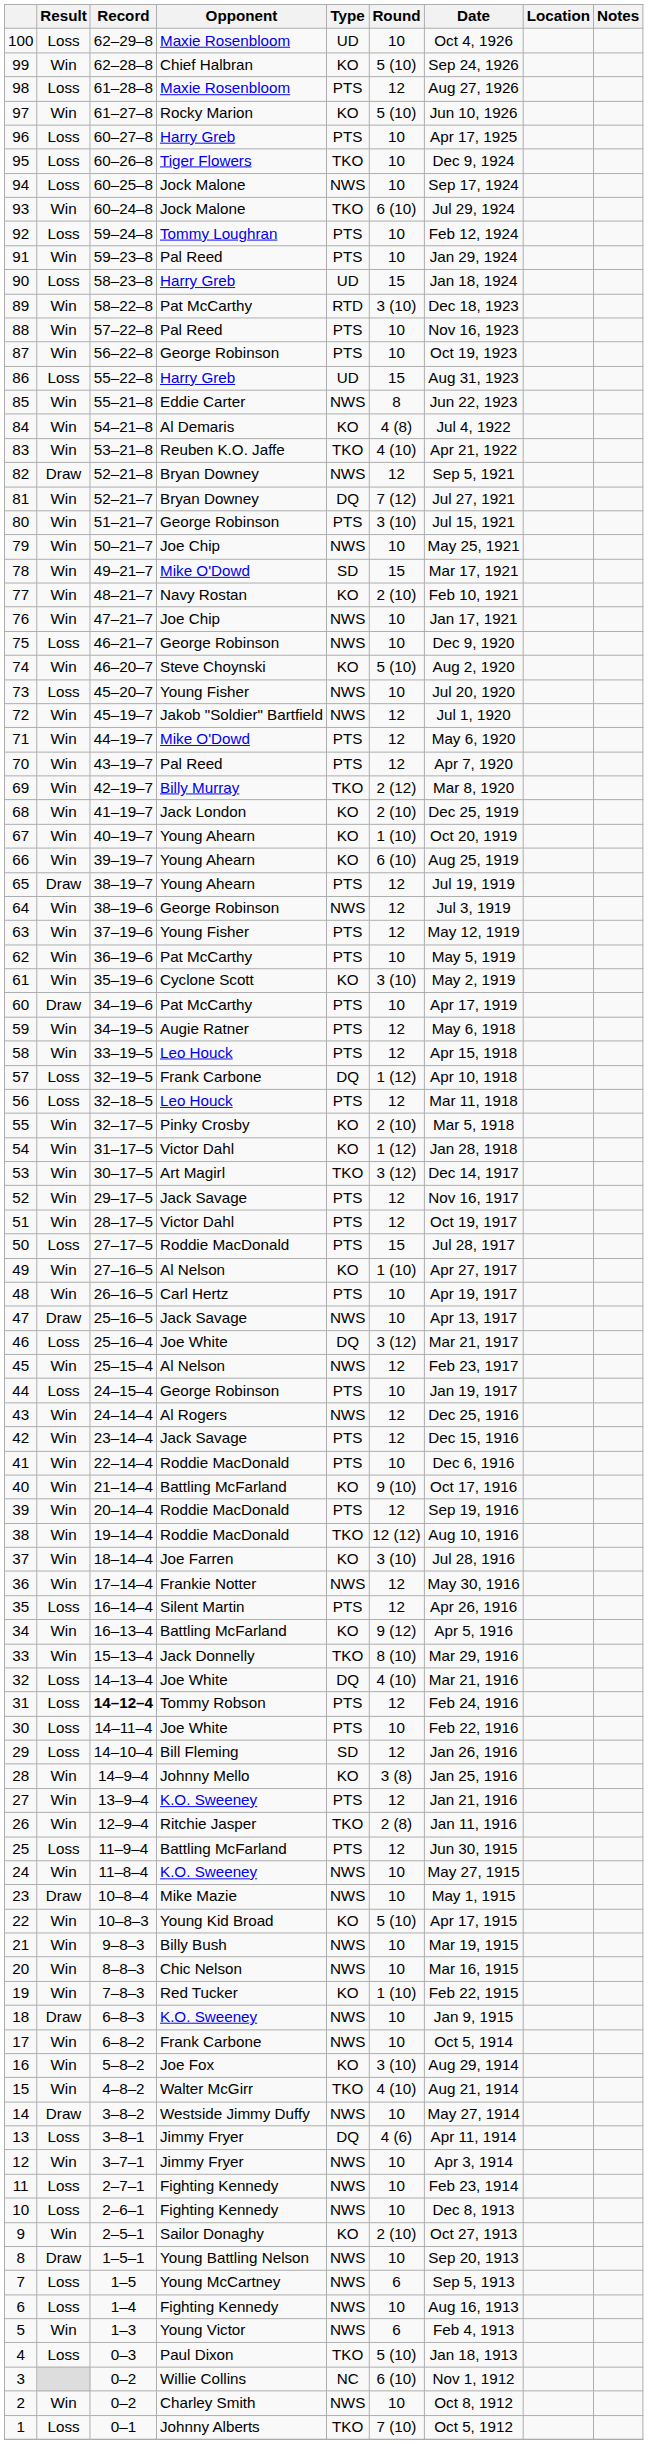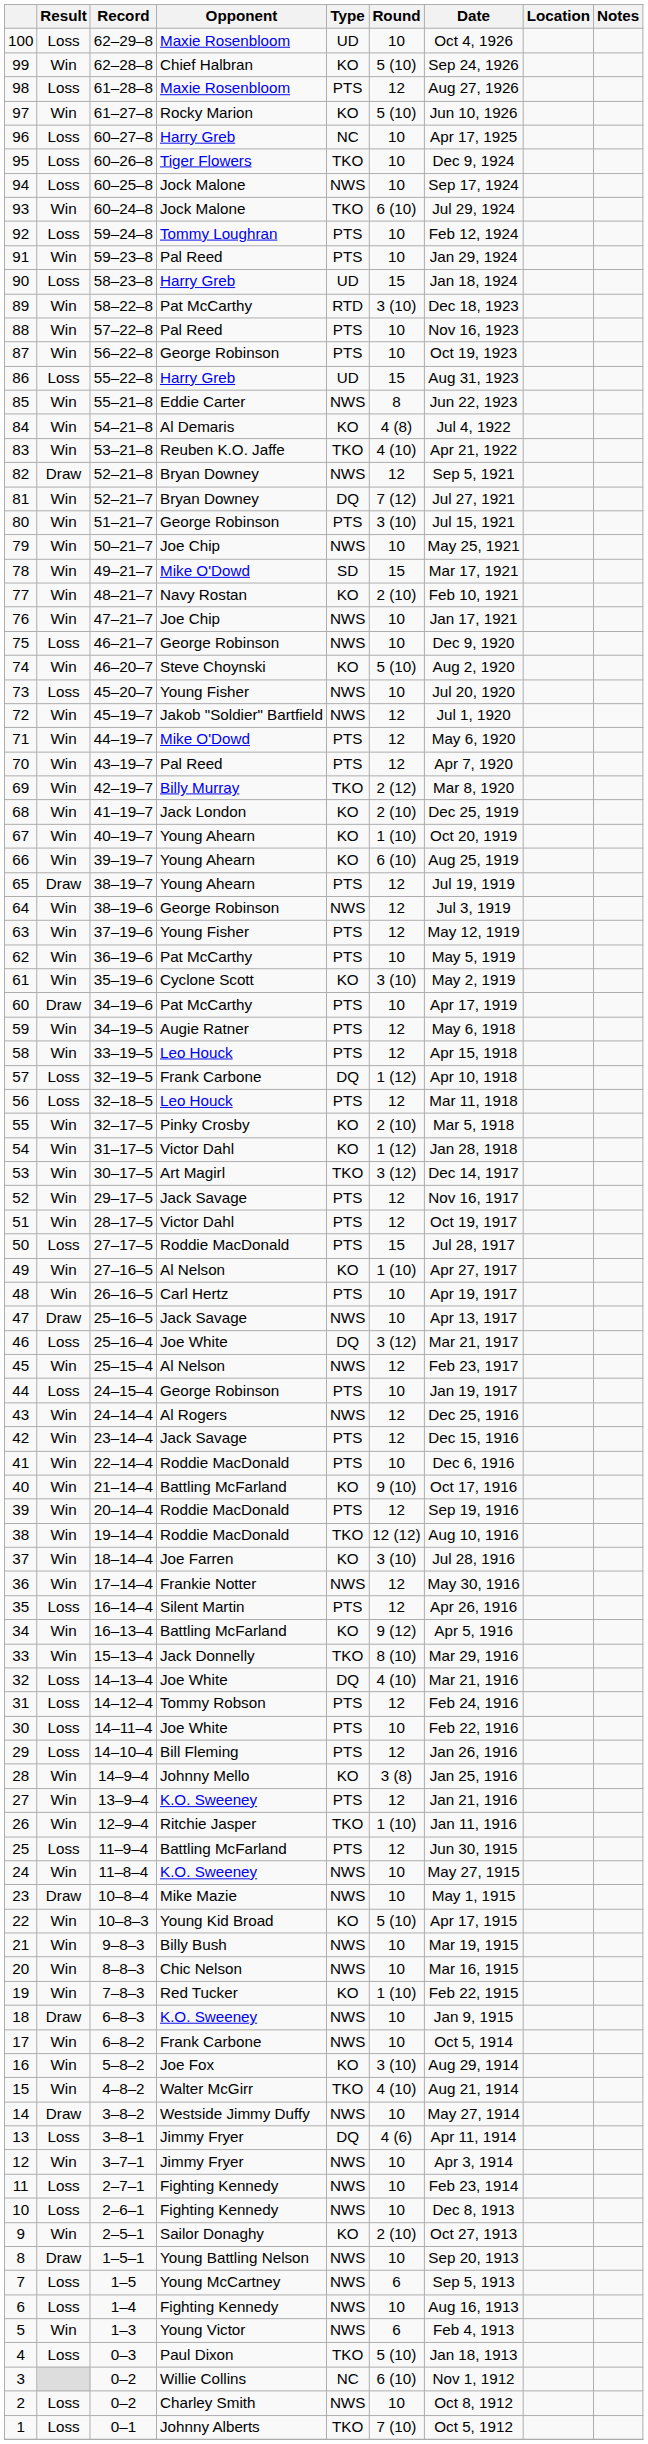(348, 137) PTS -> (348, 137) NC
(123, 1703) bold -> (123, 1703) normal
(348, 1752) SD -> (348, 1752) PTS
(396, 1824) 2 (8) -> (396, 1824) 1 (10)
(64, 2403) Win -> (64, 2403) Loss
